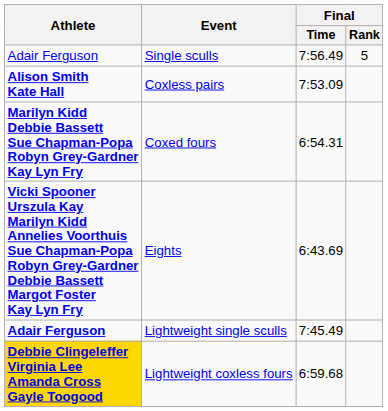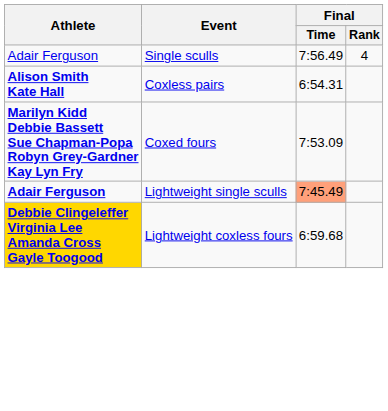(364, 56) 5 -> (364, 56) 4
(321, 84) 7:53.09 -> (321, 84) 6:54.31
(321, 142) 6:54.31 -> (321, 142) 7:53.09
- row: (163, 251)
(321, 331) no background -> (321, 192) lightsalmon background
